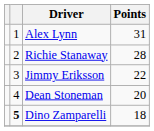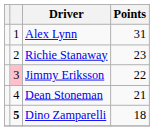(140, 54) 28 -> (140, 54) 23
(16, 74) no background -> (16, 74) pink background
(140, 94) 20 -> (140, 94) 21
